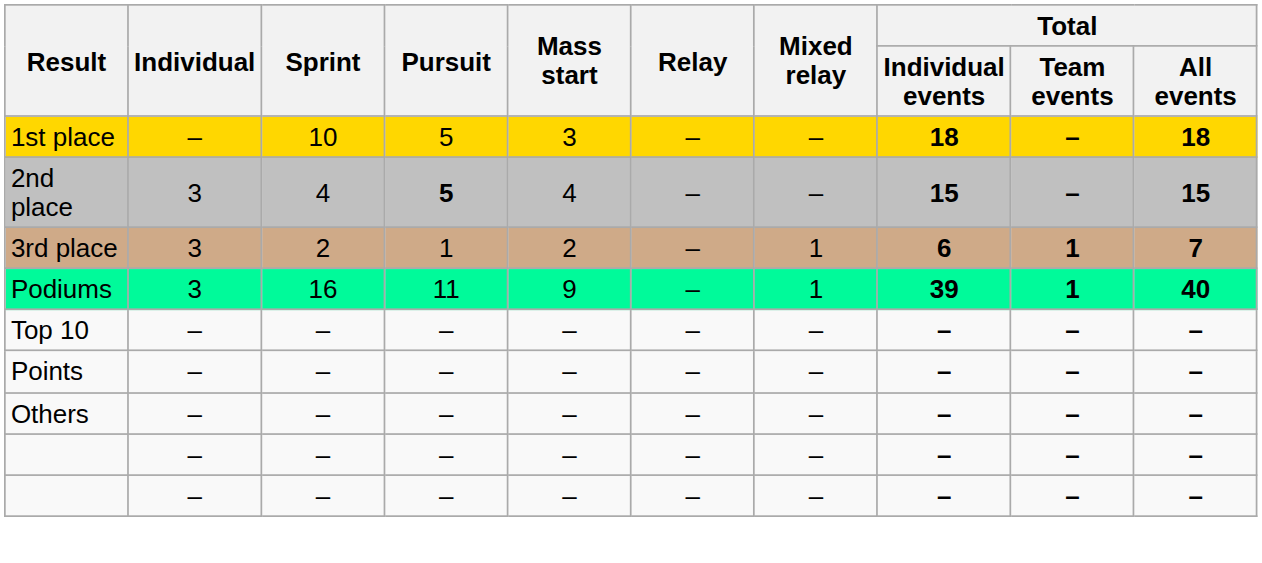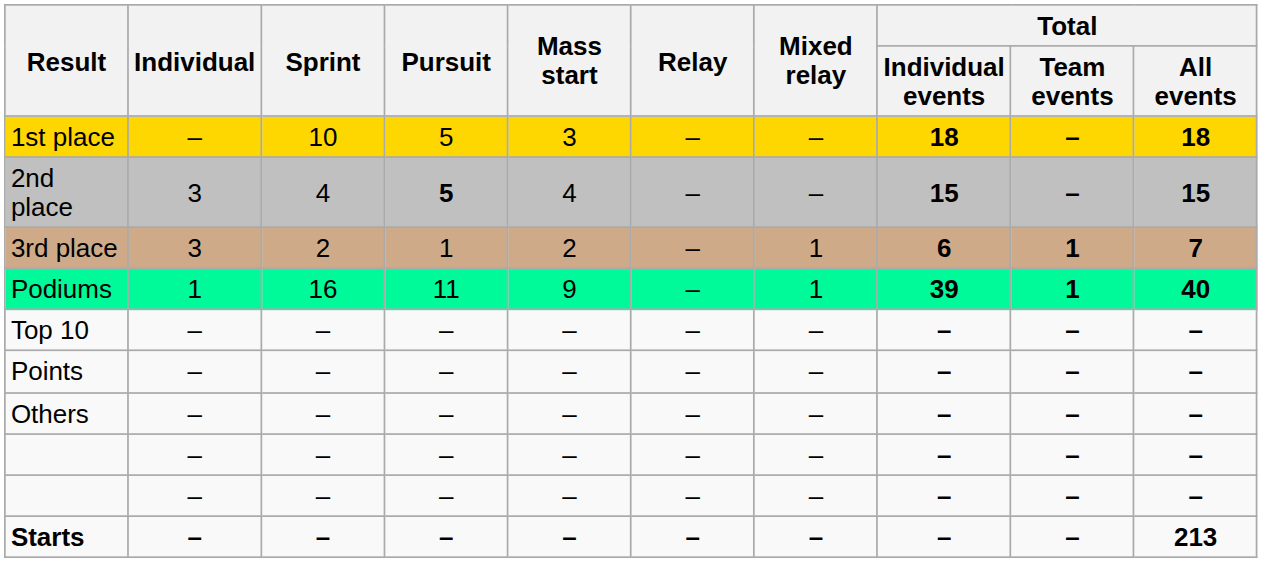(195, 289) 3 -> (195, 289) 1
+ row: (48, 536)
